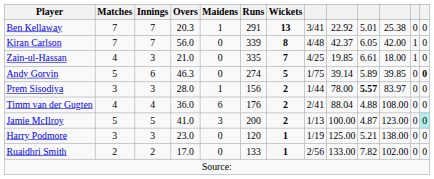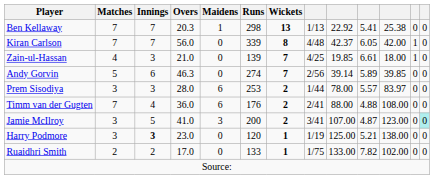(253, 27) 291 -> (253, 27) 298
(315, 27) 3/41 -> (315, 27) 1/13
(368, 27) 5.01 -> (368, 27) 5.41
(253, 58) 335 -> (253, 58) 139
(286, 74) 5 -> (286, 74) 7
(315, 74) 1/75 -> (315, 74) 2/56
(425, 74) bold -> (425, 74) normal
(220, 89) 1 -> (220, 89) 6
(253, 89) 156 -> (253, 89) 253
(368, 89) bold -> (368, 89) normal
(115, 105) 4 -> (115, 105) 7
(342, 105) 88.04 -> (342, 105) 88.00
(115, 120) 5 -> (115, 120) 3
(315, 120) 1/13 -> (315, 120) 3/41
(342, 120) 100.00 -> (342, 120) 107.00
(153, 136) normal -> (153, 136) bold
(315, 151) 2/56 -> (315, 151) 1/75
